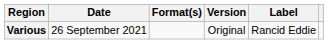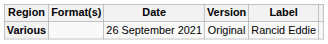columns swapped: (99, 13) <-> (177, 13)
